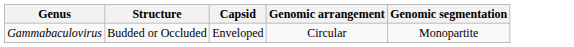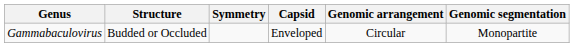+ column: (239, 14)
